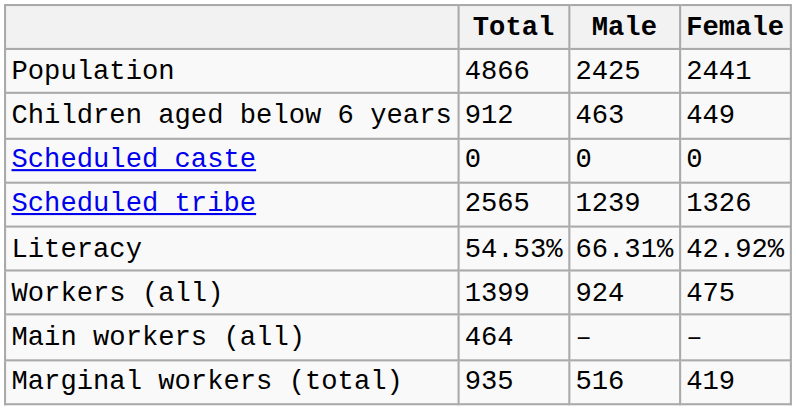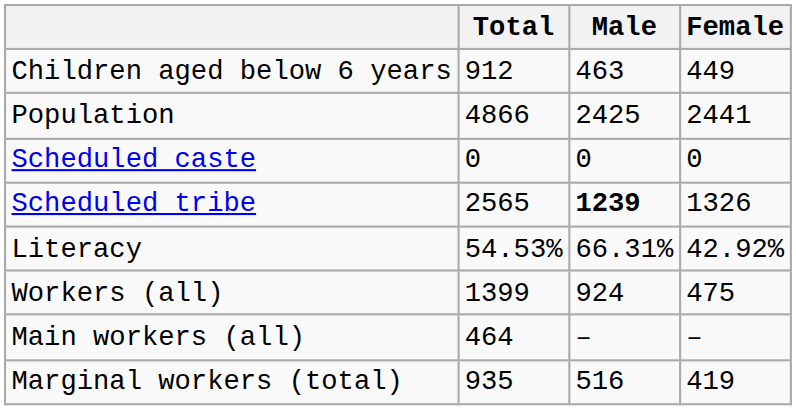rows swapped: (93, 71) <-> (232, 116)
(608, 204) normal -> (608, 204) bold
